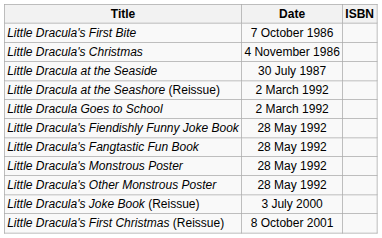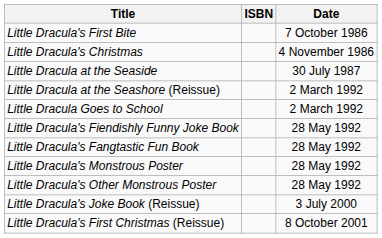columns swapped: (292, 14) <-> (360, 14)
